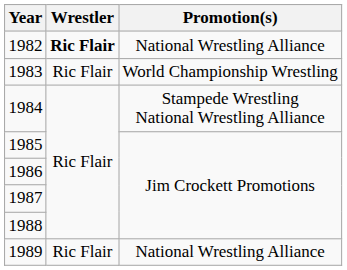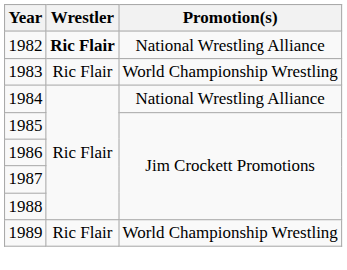(230, 108) Stampede Wrestling National Wrestling Alliance -> (230, 98) National Wrestling Alliance
(230, 252) National Wrestling Alliance -> (230, 233) World Championship Wrestling
